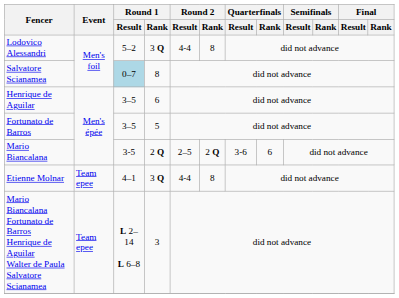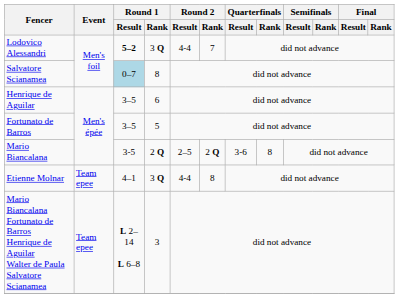(129, 48) normal -> (129, 48) bold
(212, 48) 8 -> (212, 48) 7
(270, 152) 6 -> (270, 152) 8
